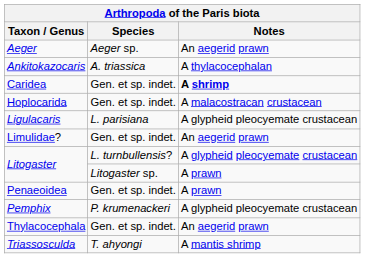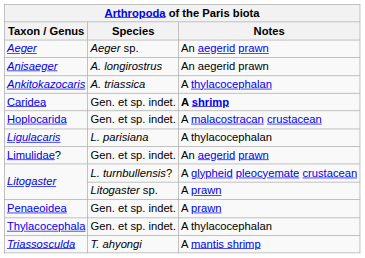+ row: (32, 66)
(269, 119) A glypheid pleocyemate crustacean -> (226, 137) A thylacocephalan
- row: (29, 208)
(225, 226) An aegerid prawn -> (226, 226) A thylacocephalan
